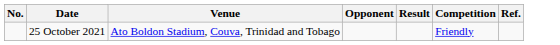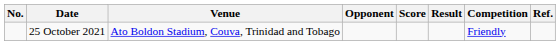+ column: (412, 13)
